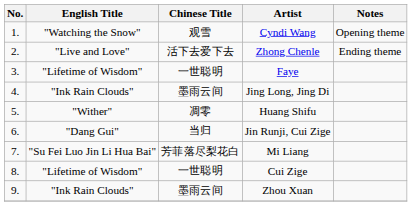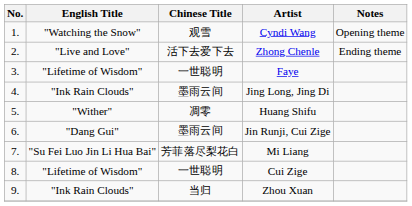(200, 131) 当归 -> (200, 131) 墨雨云间
(200, 190) 墨雨云间 -> (200, 190) 当归
